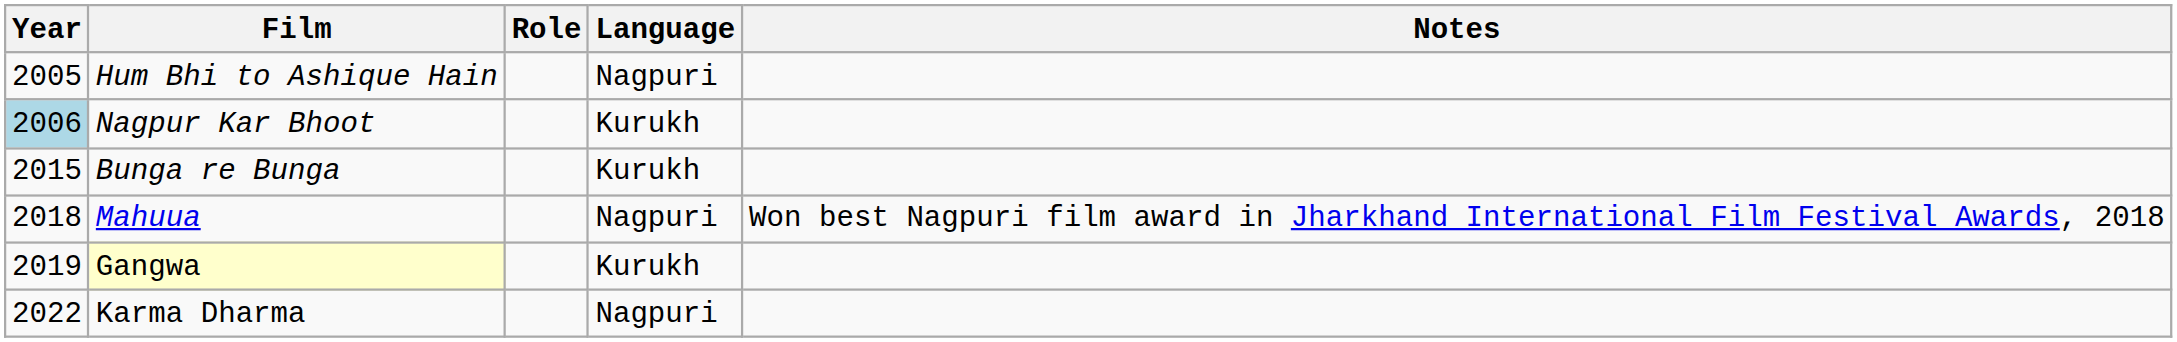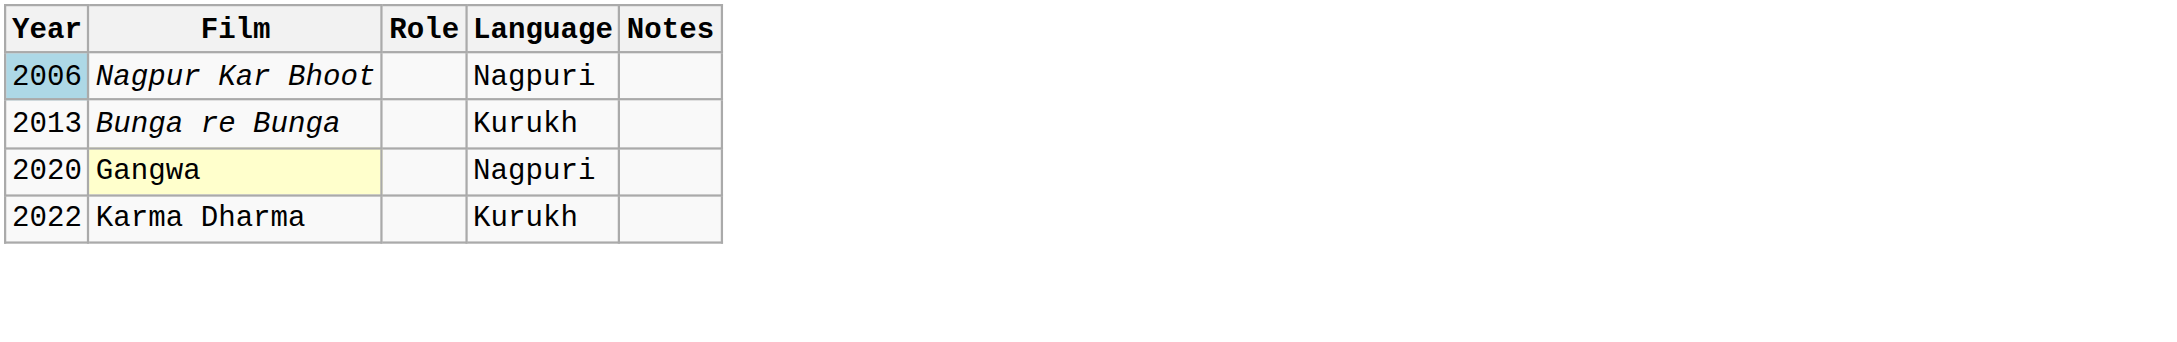- row: (297, 76)
(648, 124) Kurukh -> (534, 76) Nagpuri
(47, 171) 2015 -> (47, 124) 2013
- row: (148, 219)
(47, 266) 2019 -> (47, 171) 2020
(648, 266) Kurukh -> (534, 171) Nagpuri
(657, 314) Nagpuri -> (526, 219) Kurukh
